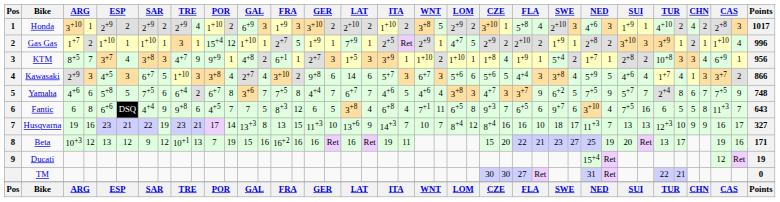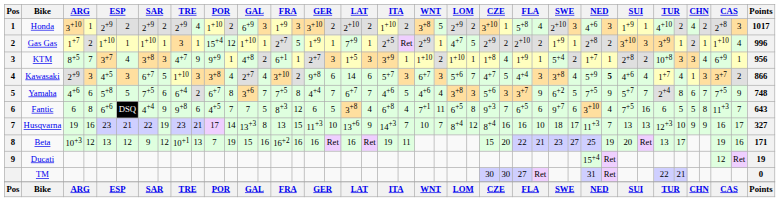(473, 76) 6 -> (473, 76) 7
(490, 76) 5+6 -> (490, 76) 4+7
(610, 76) normal -> (610, 76) bold
(490, 93) 4+7 -> (490, 93) 5+6
